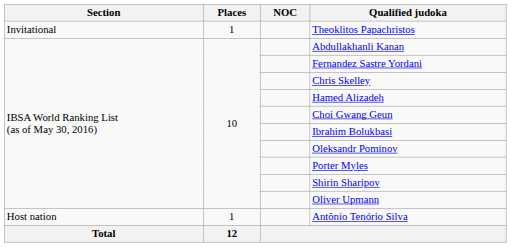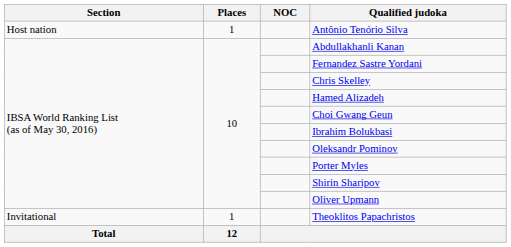rows swapped: (360, 217) <-> (364, 30)
